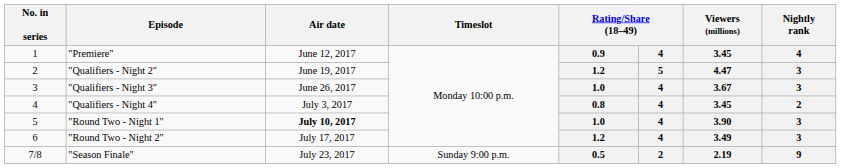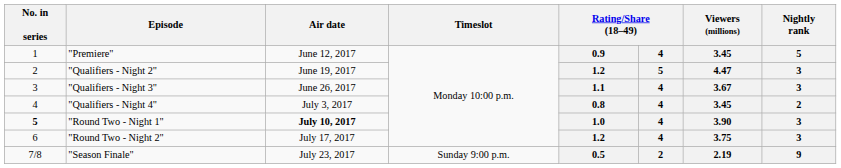(799, 54) 4 -> (799, 54) 5
(598, 88) 1.0 -> (598, 88) 1.1
(35, 121) normal -> (35, 121) bold
(722, 138) 3.49 -> (722, 138) 3.75
